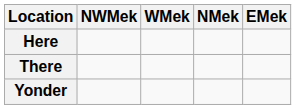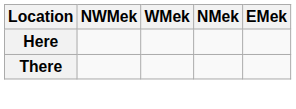- row: (41, 91)
